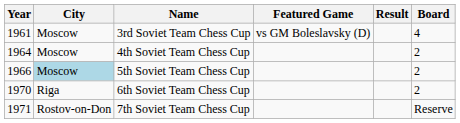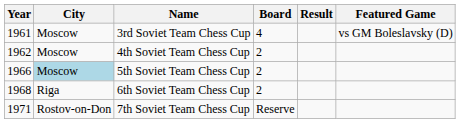columns swapped: (433, 14) <-> (313, 14)
(19, 52) 1964 -> (19, 52) 1962
(19, 90) 1970 -> (19, 90) 1968
